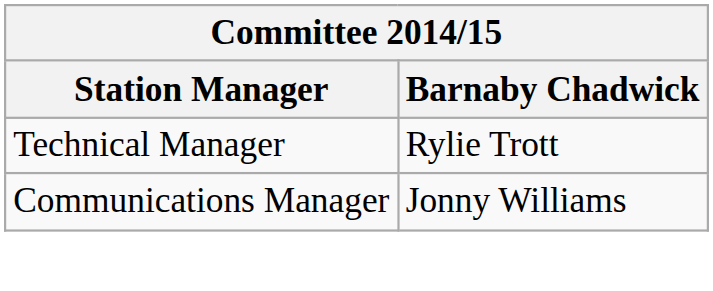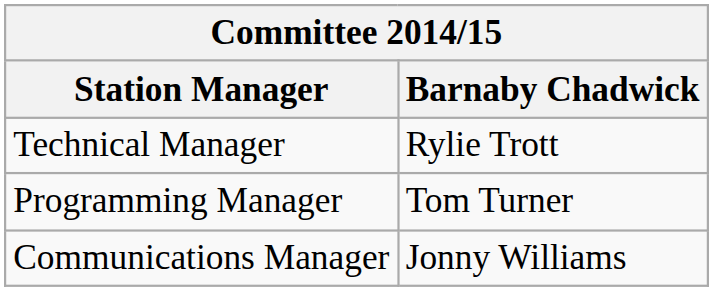+ row: (178, 200)
